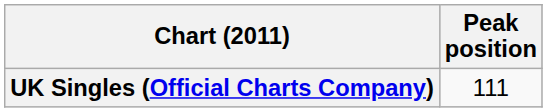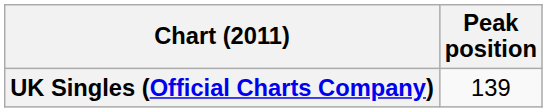(491, 87) 111 -> (491, 87) 139
